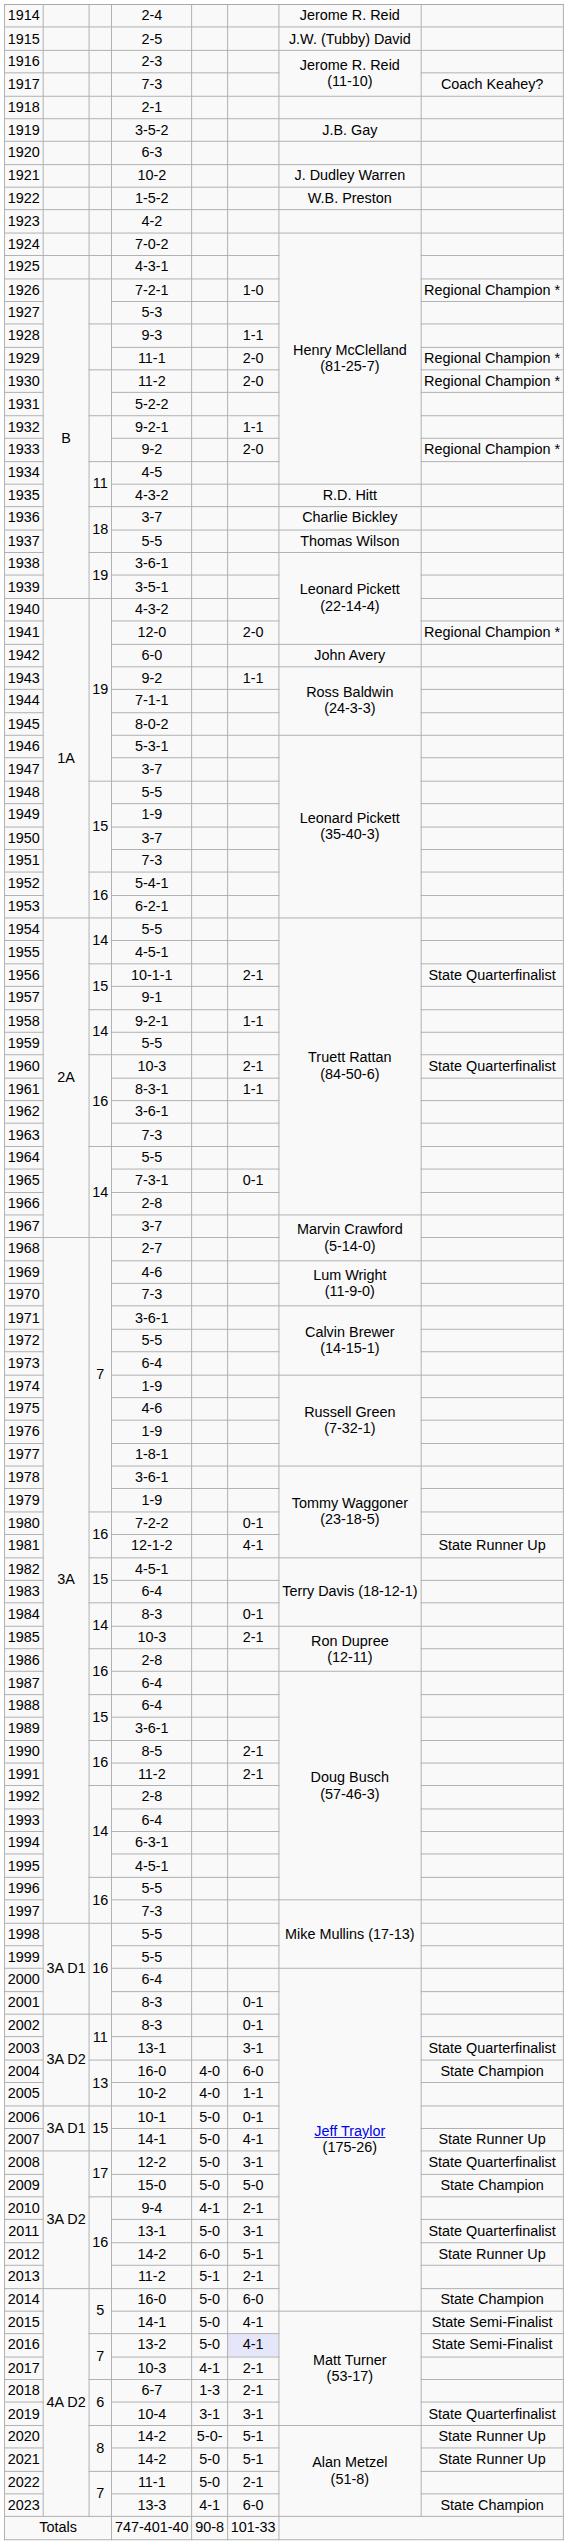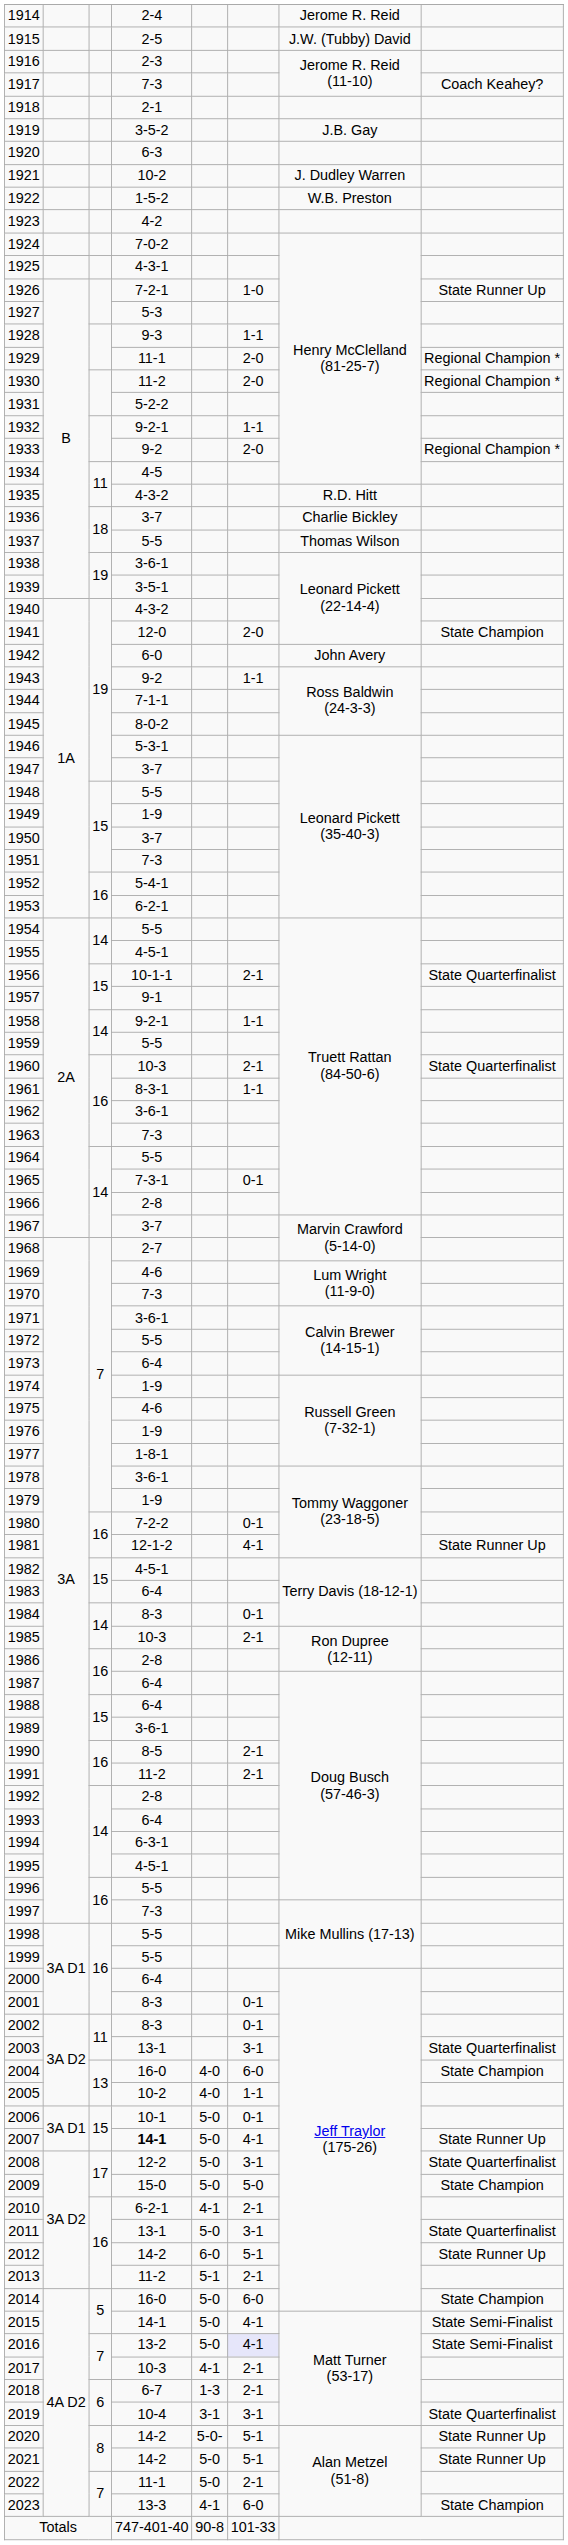(492, 289) Regional Champion * -> (492, 289) State Runner Up
(492, 632) Regional Champion * -> (492, 632) State Champion
(152, 2139) normal -> (152, 2139) bold
(152, 2208) 9-4 -> (152, 2208) 6-2-1
